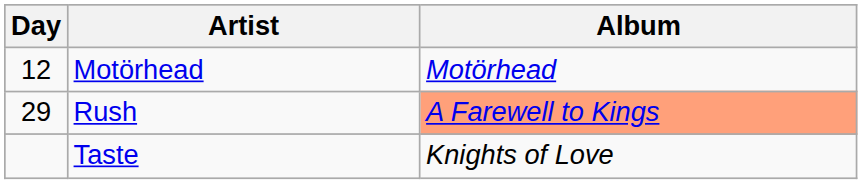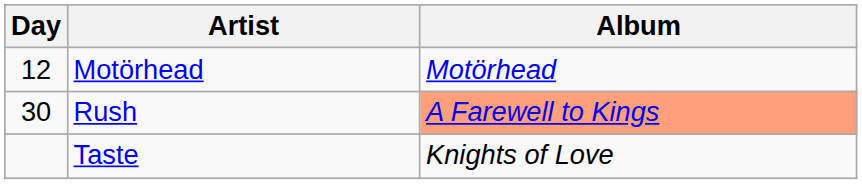(36, 112) 29 -> (36, 112) 30
